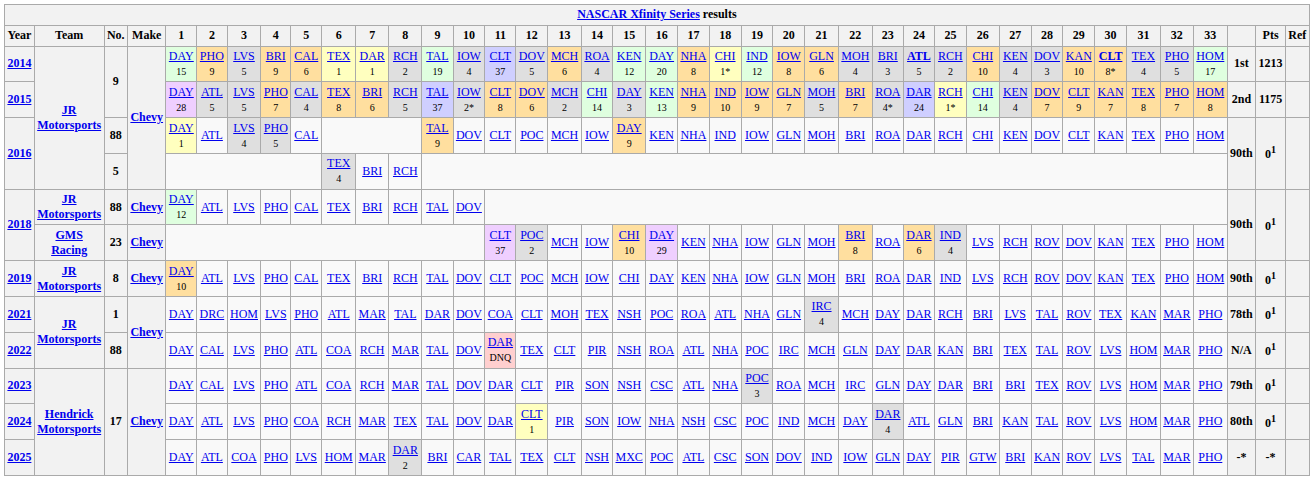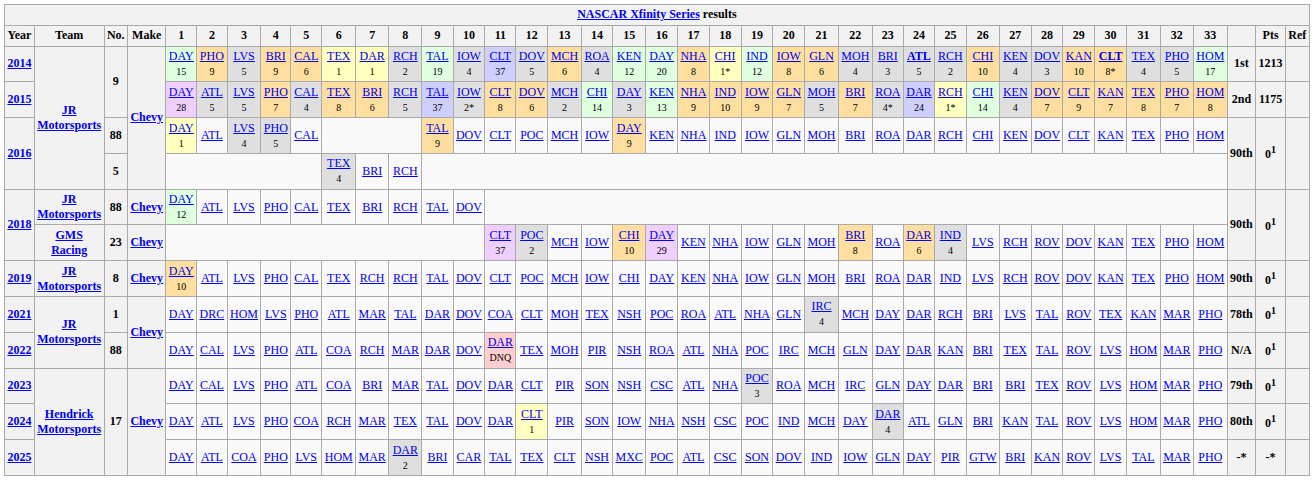(372, 278) BRI -> (372, 278) RCH
(437, 350) TAL -> (437, 350) DAR
(565, 350) CLT -> (565, 350) MOH
(372, 385) RCH -> (372, 385) BRI
